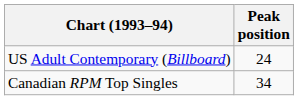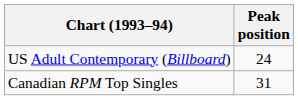(264, 82) 34 -> (264, 82) 31
